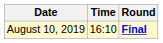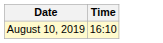- column: (139, 13)
